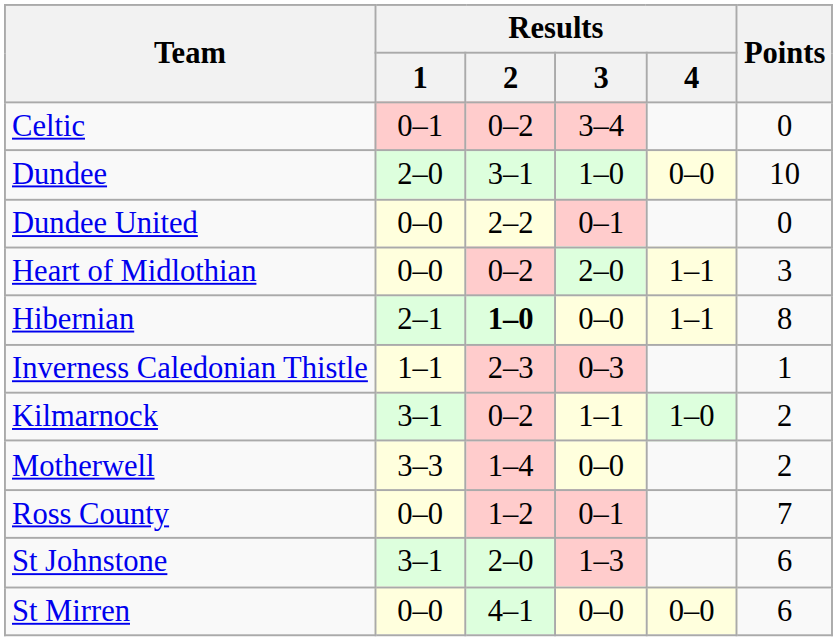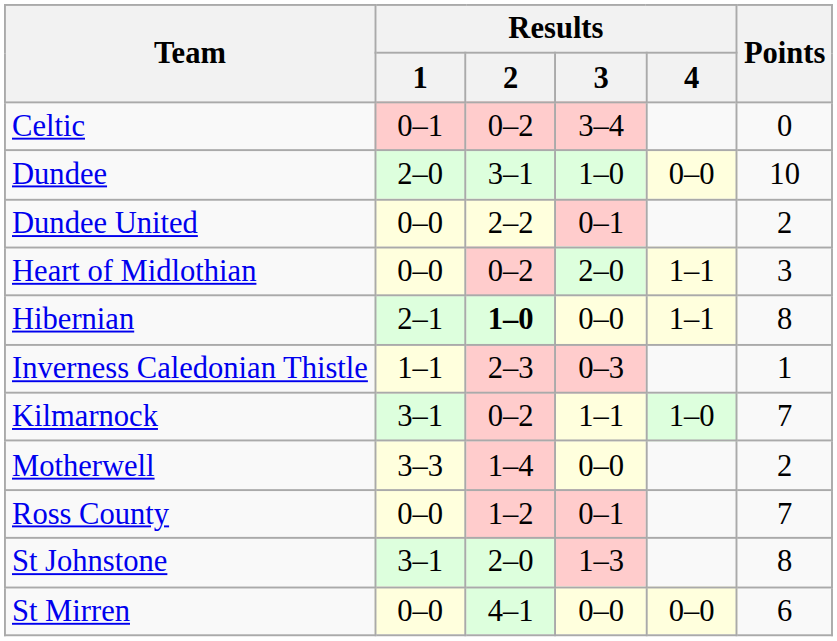(785, 222) 0 -> (785, 222) 2
(785, 416) 2 -> (785, 416) 7
(785, 561) 6 -> (785, 561) 8
